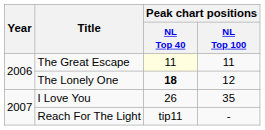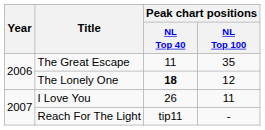(171, 62) lightyellow background -> (171, 62) no background
(229, 62) 11 -> (229, 62) 35
(229, 98) 35 -> (229, 98) 11
